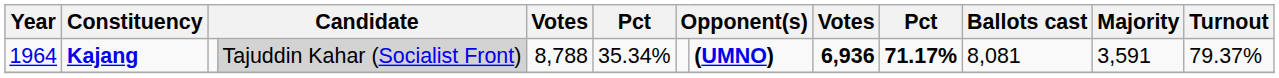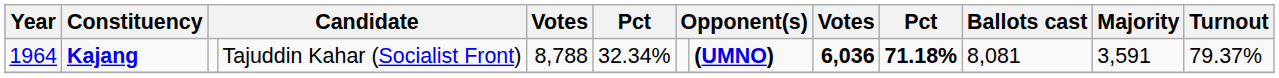(372, 56) lightgrey background -> (372, 56) no background
(634, 56) 35.34% -> (634, 56) 32.34%
(848, 56) 6,936 -> (848, 56) 6,036
(921, 56) 71.17% -> (921, 56) 71.18%
